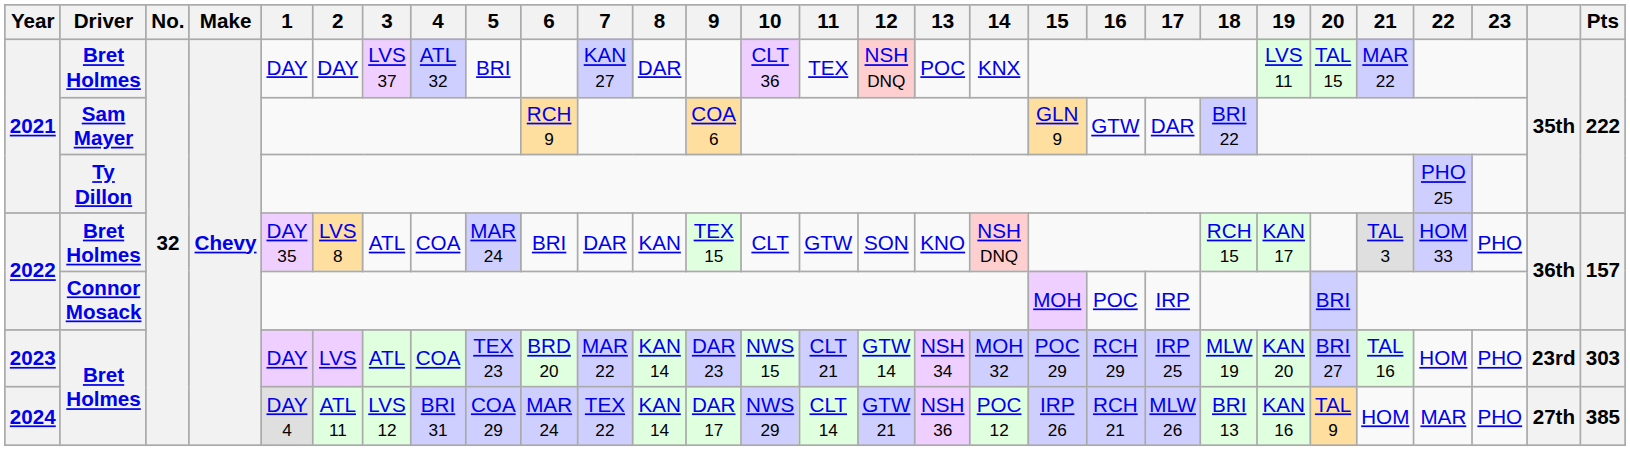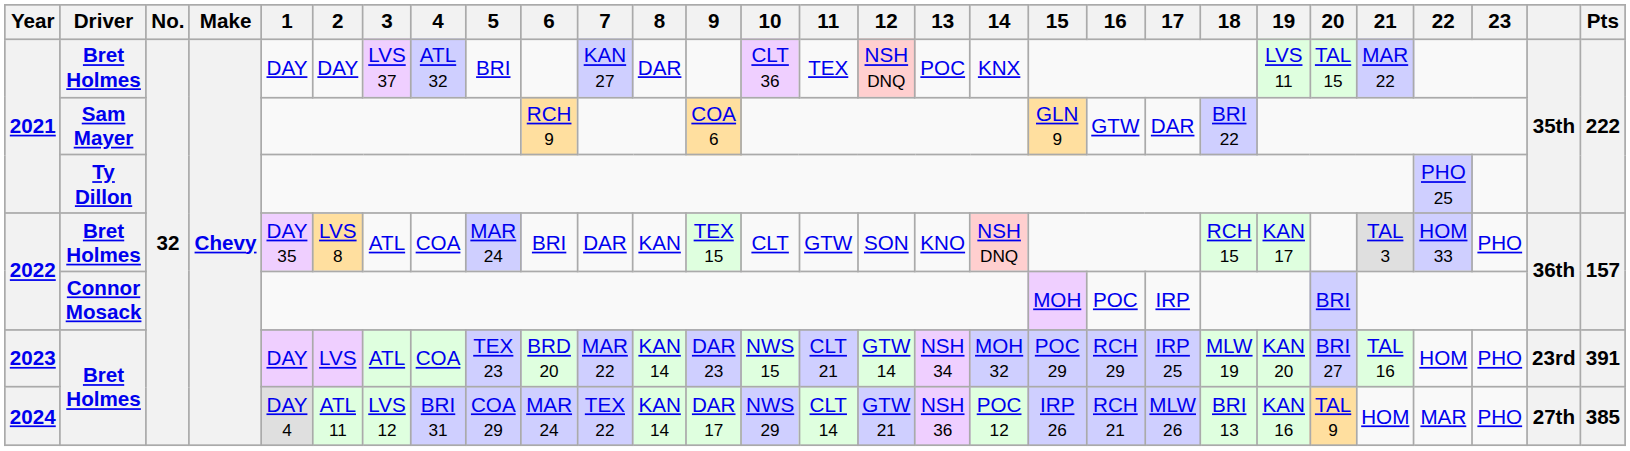(1603, 358) 303 -> (1603, 358) 391
